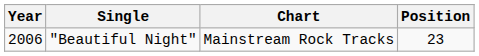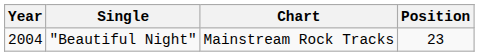(25, 40) 2006 -> (25, 40) 2004
